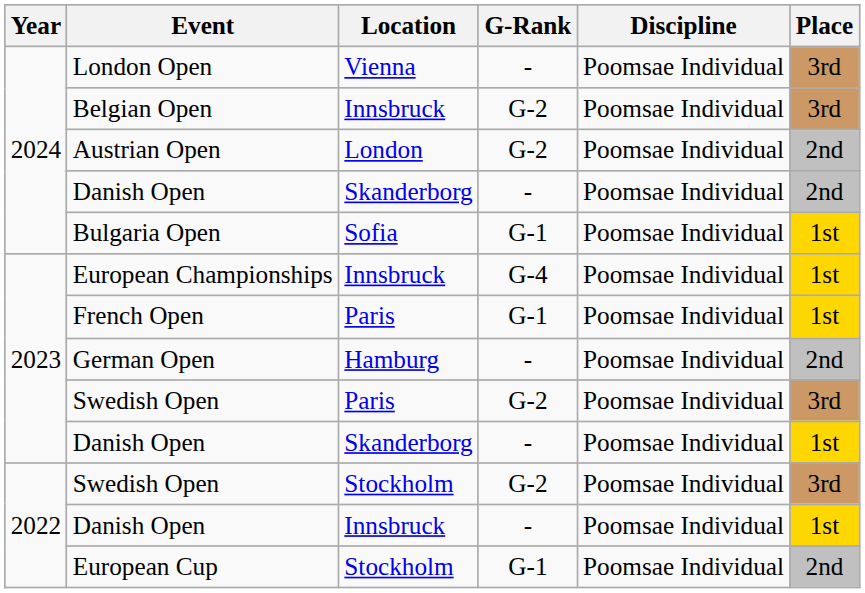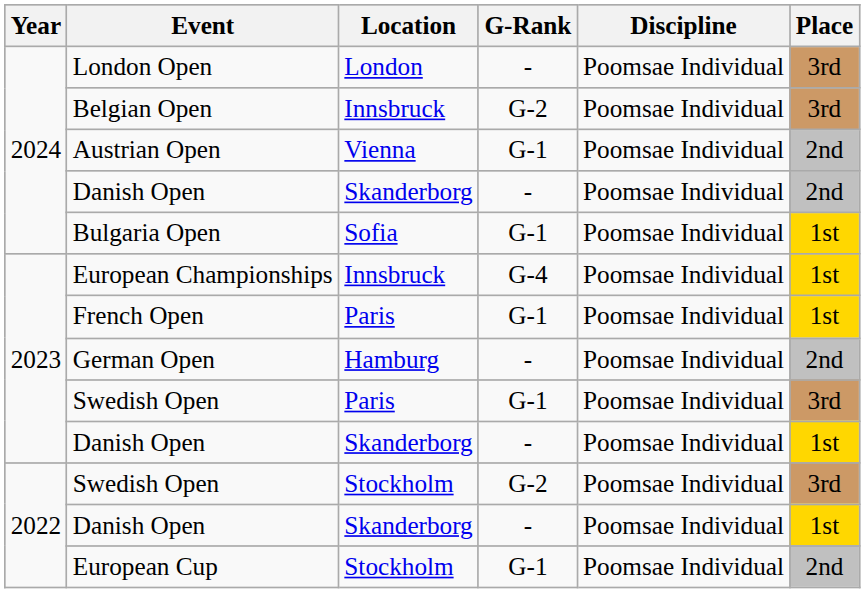(380, 67) Vienna -> (384, 67) London
(384, 150) London -> (380, 150) Vienna
(528, 150) G-2 -> (528, 150) G-1
(528, 399) G-2 -> (528, 399) G-1
(395, 524) Innsbruck -> (409, 524) Skanderborg
